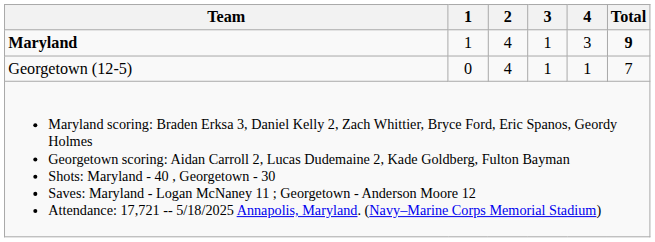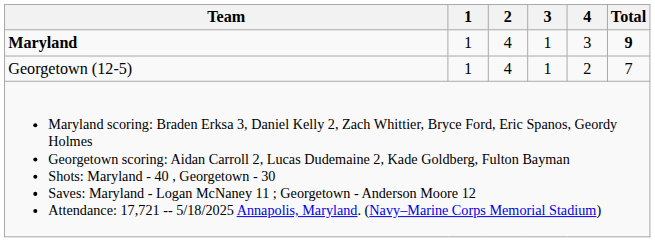(468, 68) 0 -> (468, 68) 1
(587, 68) 1 -> (587, 68) 2
